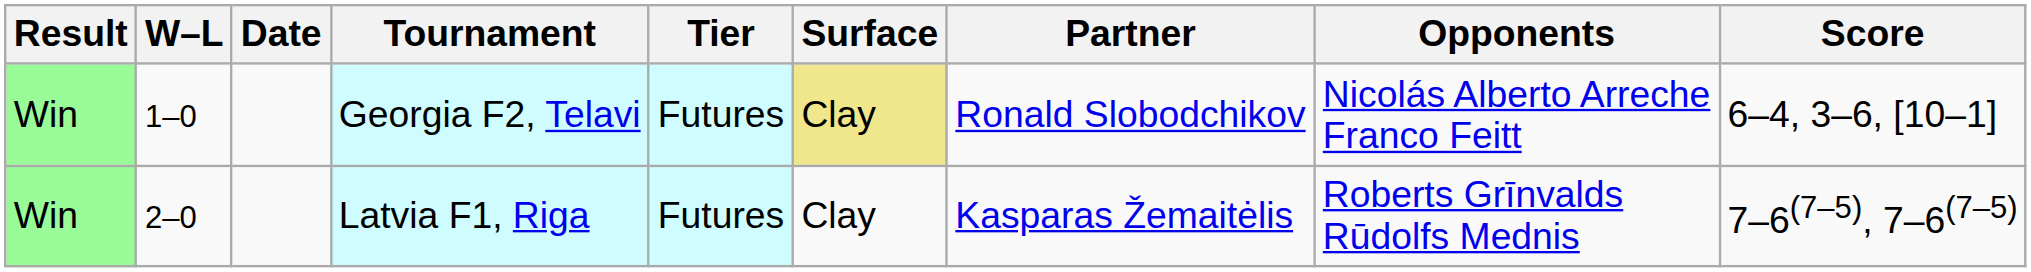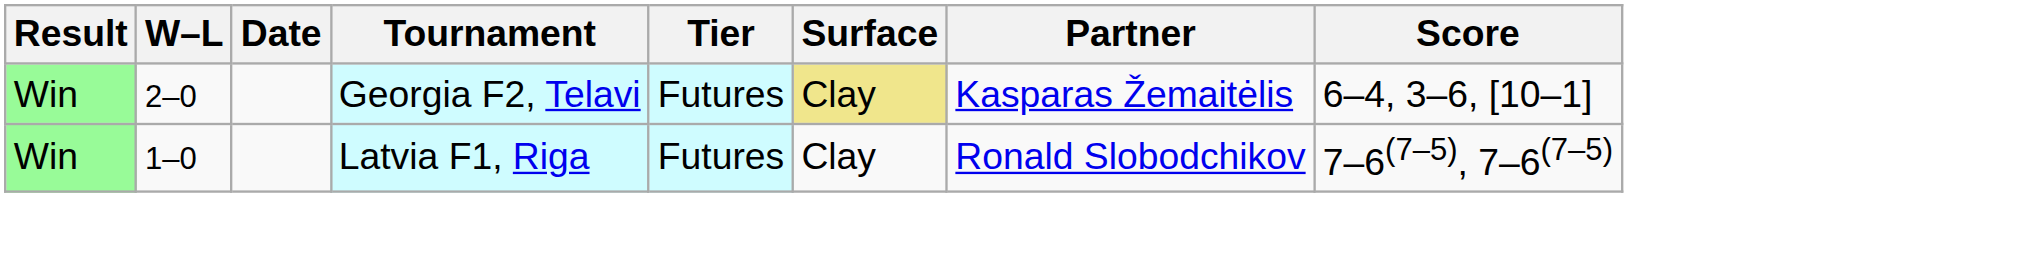- column: (1517, 34)
(171, 116) 1–0 -> (171, 95) 2–0
(1131, 114) Ronald Slobodchikov -> (1124, 93) Kasparas Žemaitėlis
(171, 217) 2–0 -> (171, 159) 1–0
(1124, 215) Kasparas Žemaitėlis -> (1131, 157) Ronald Slobodchikov
